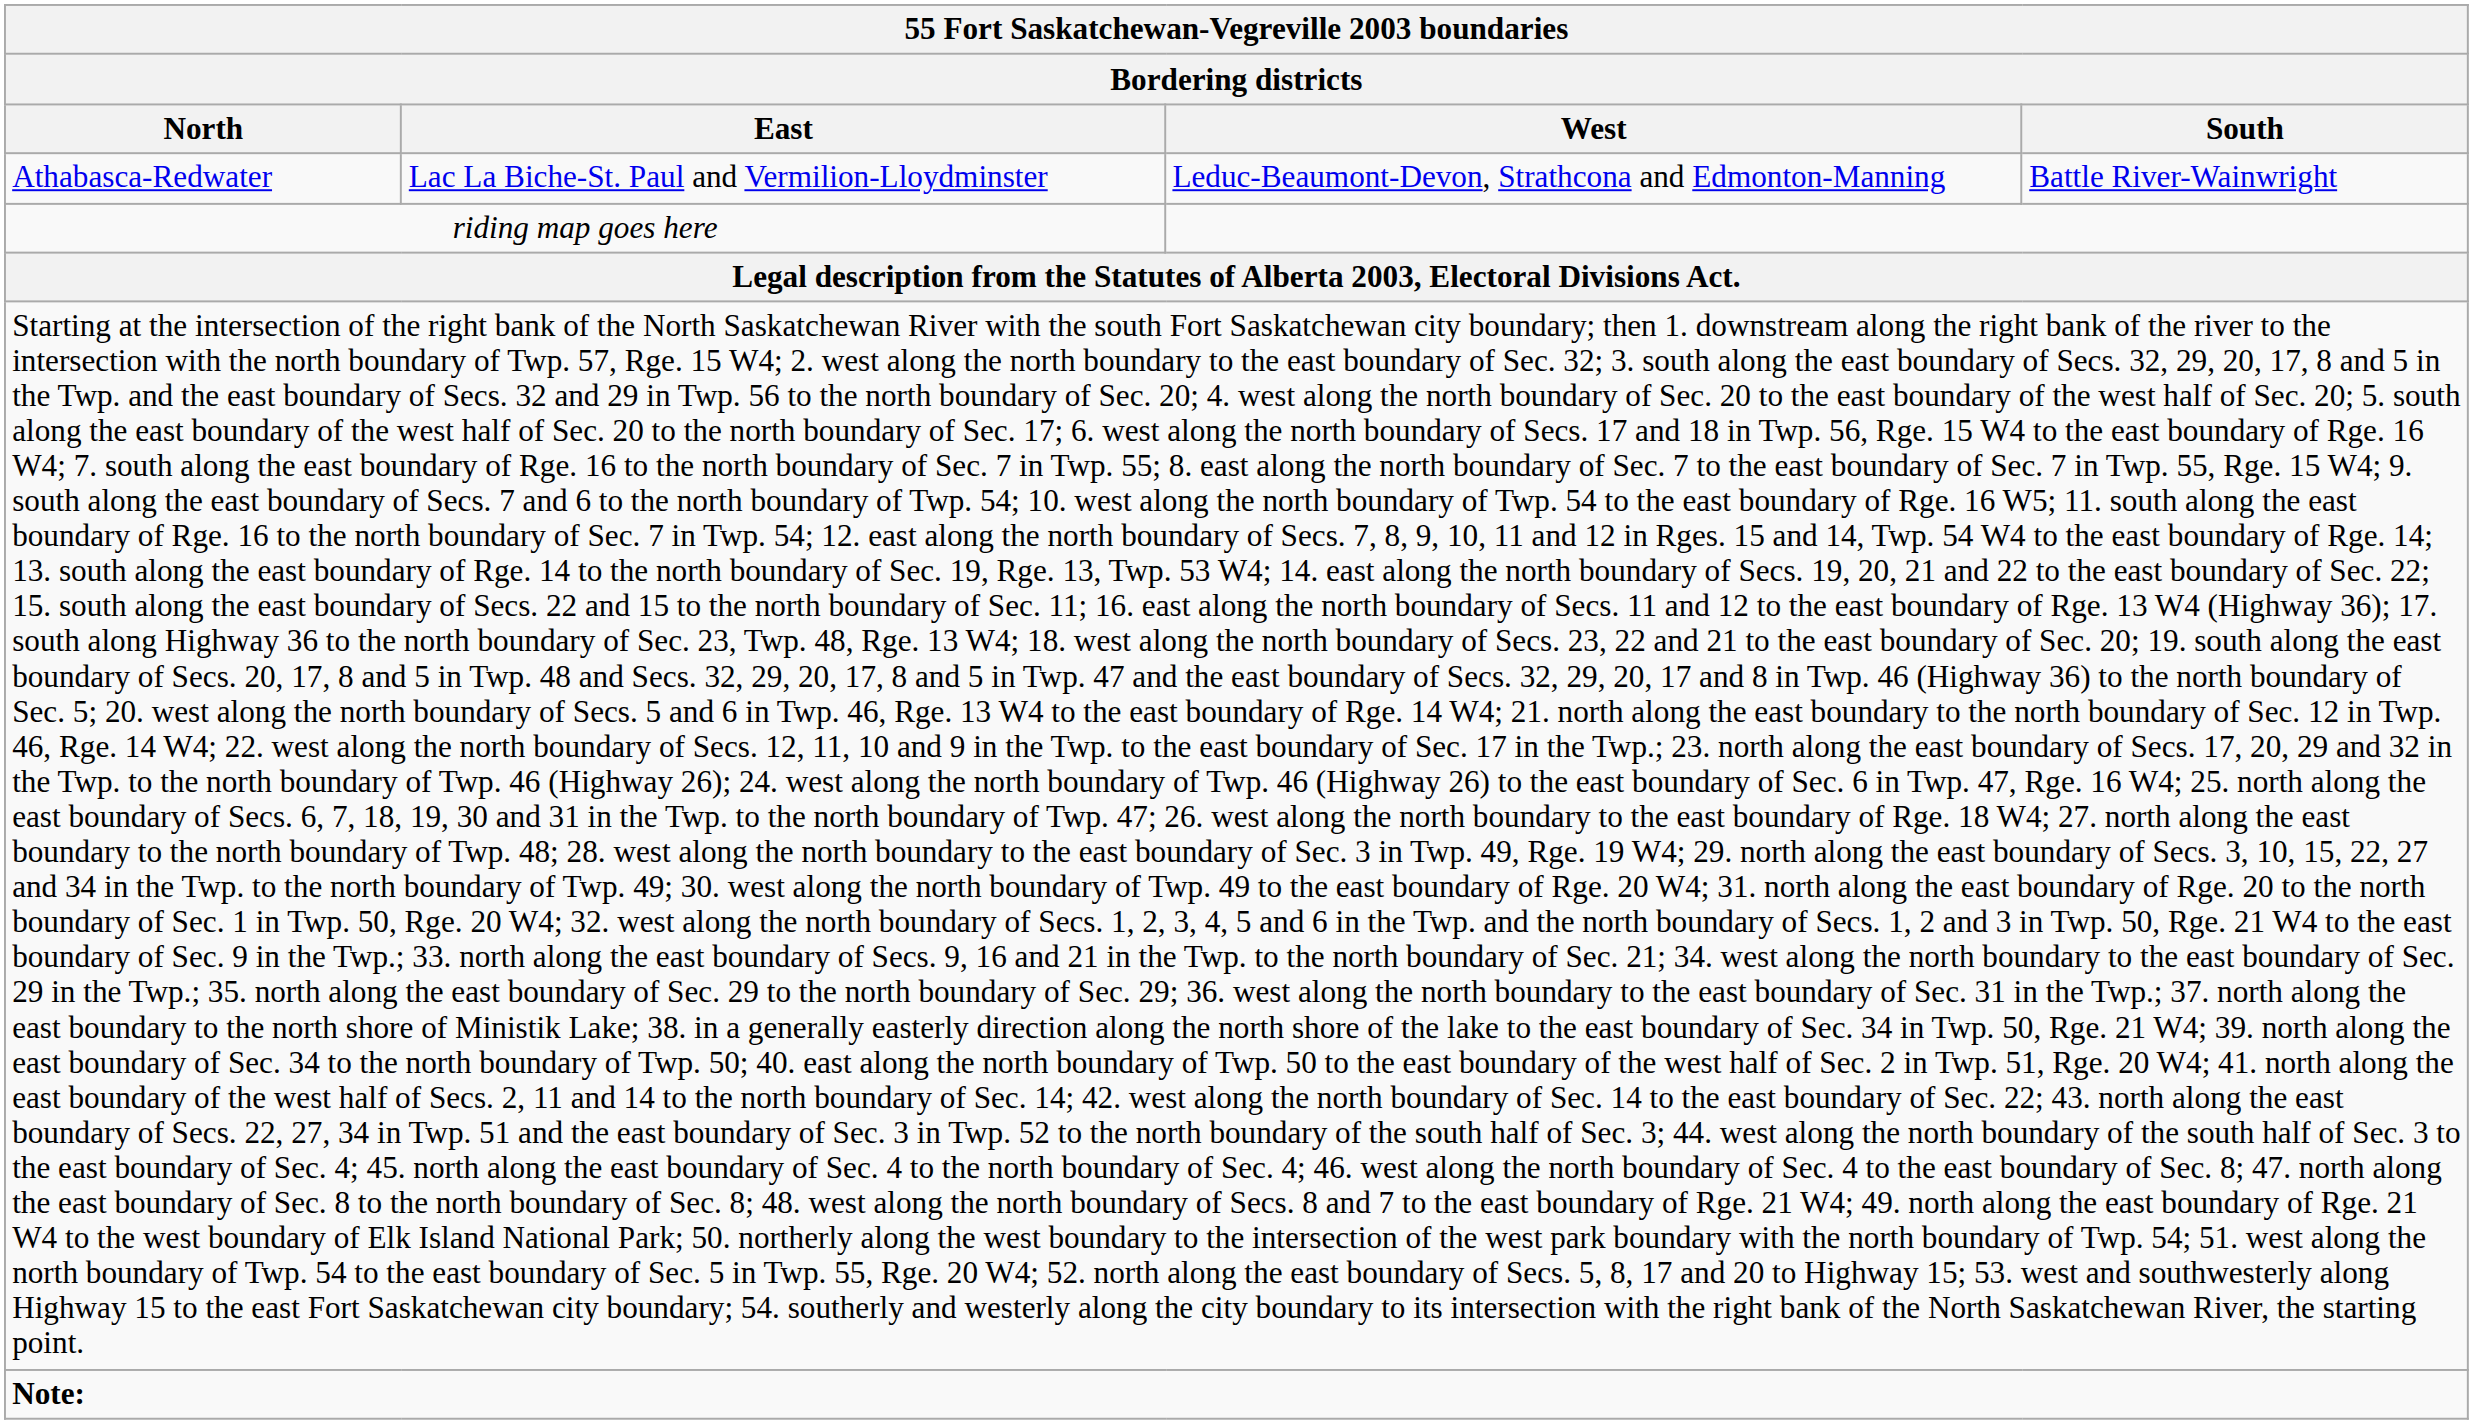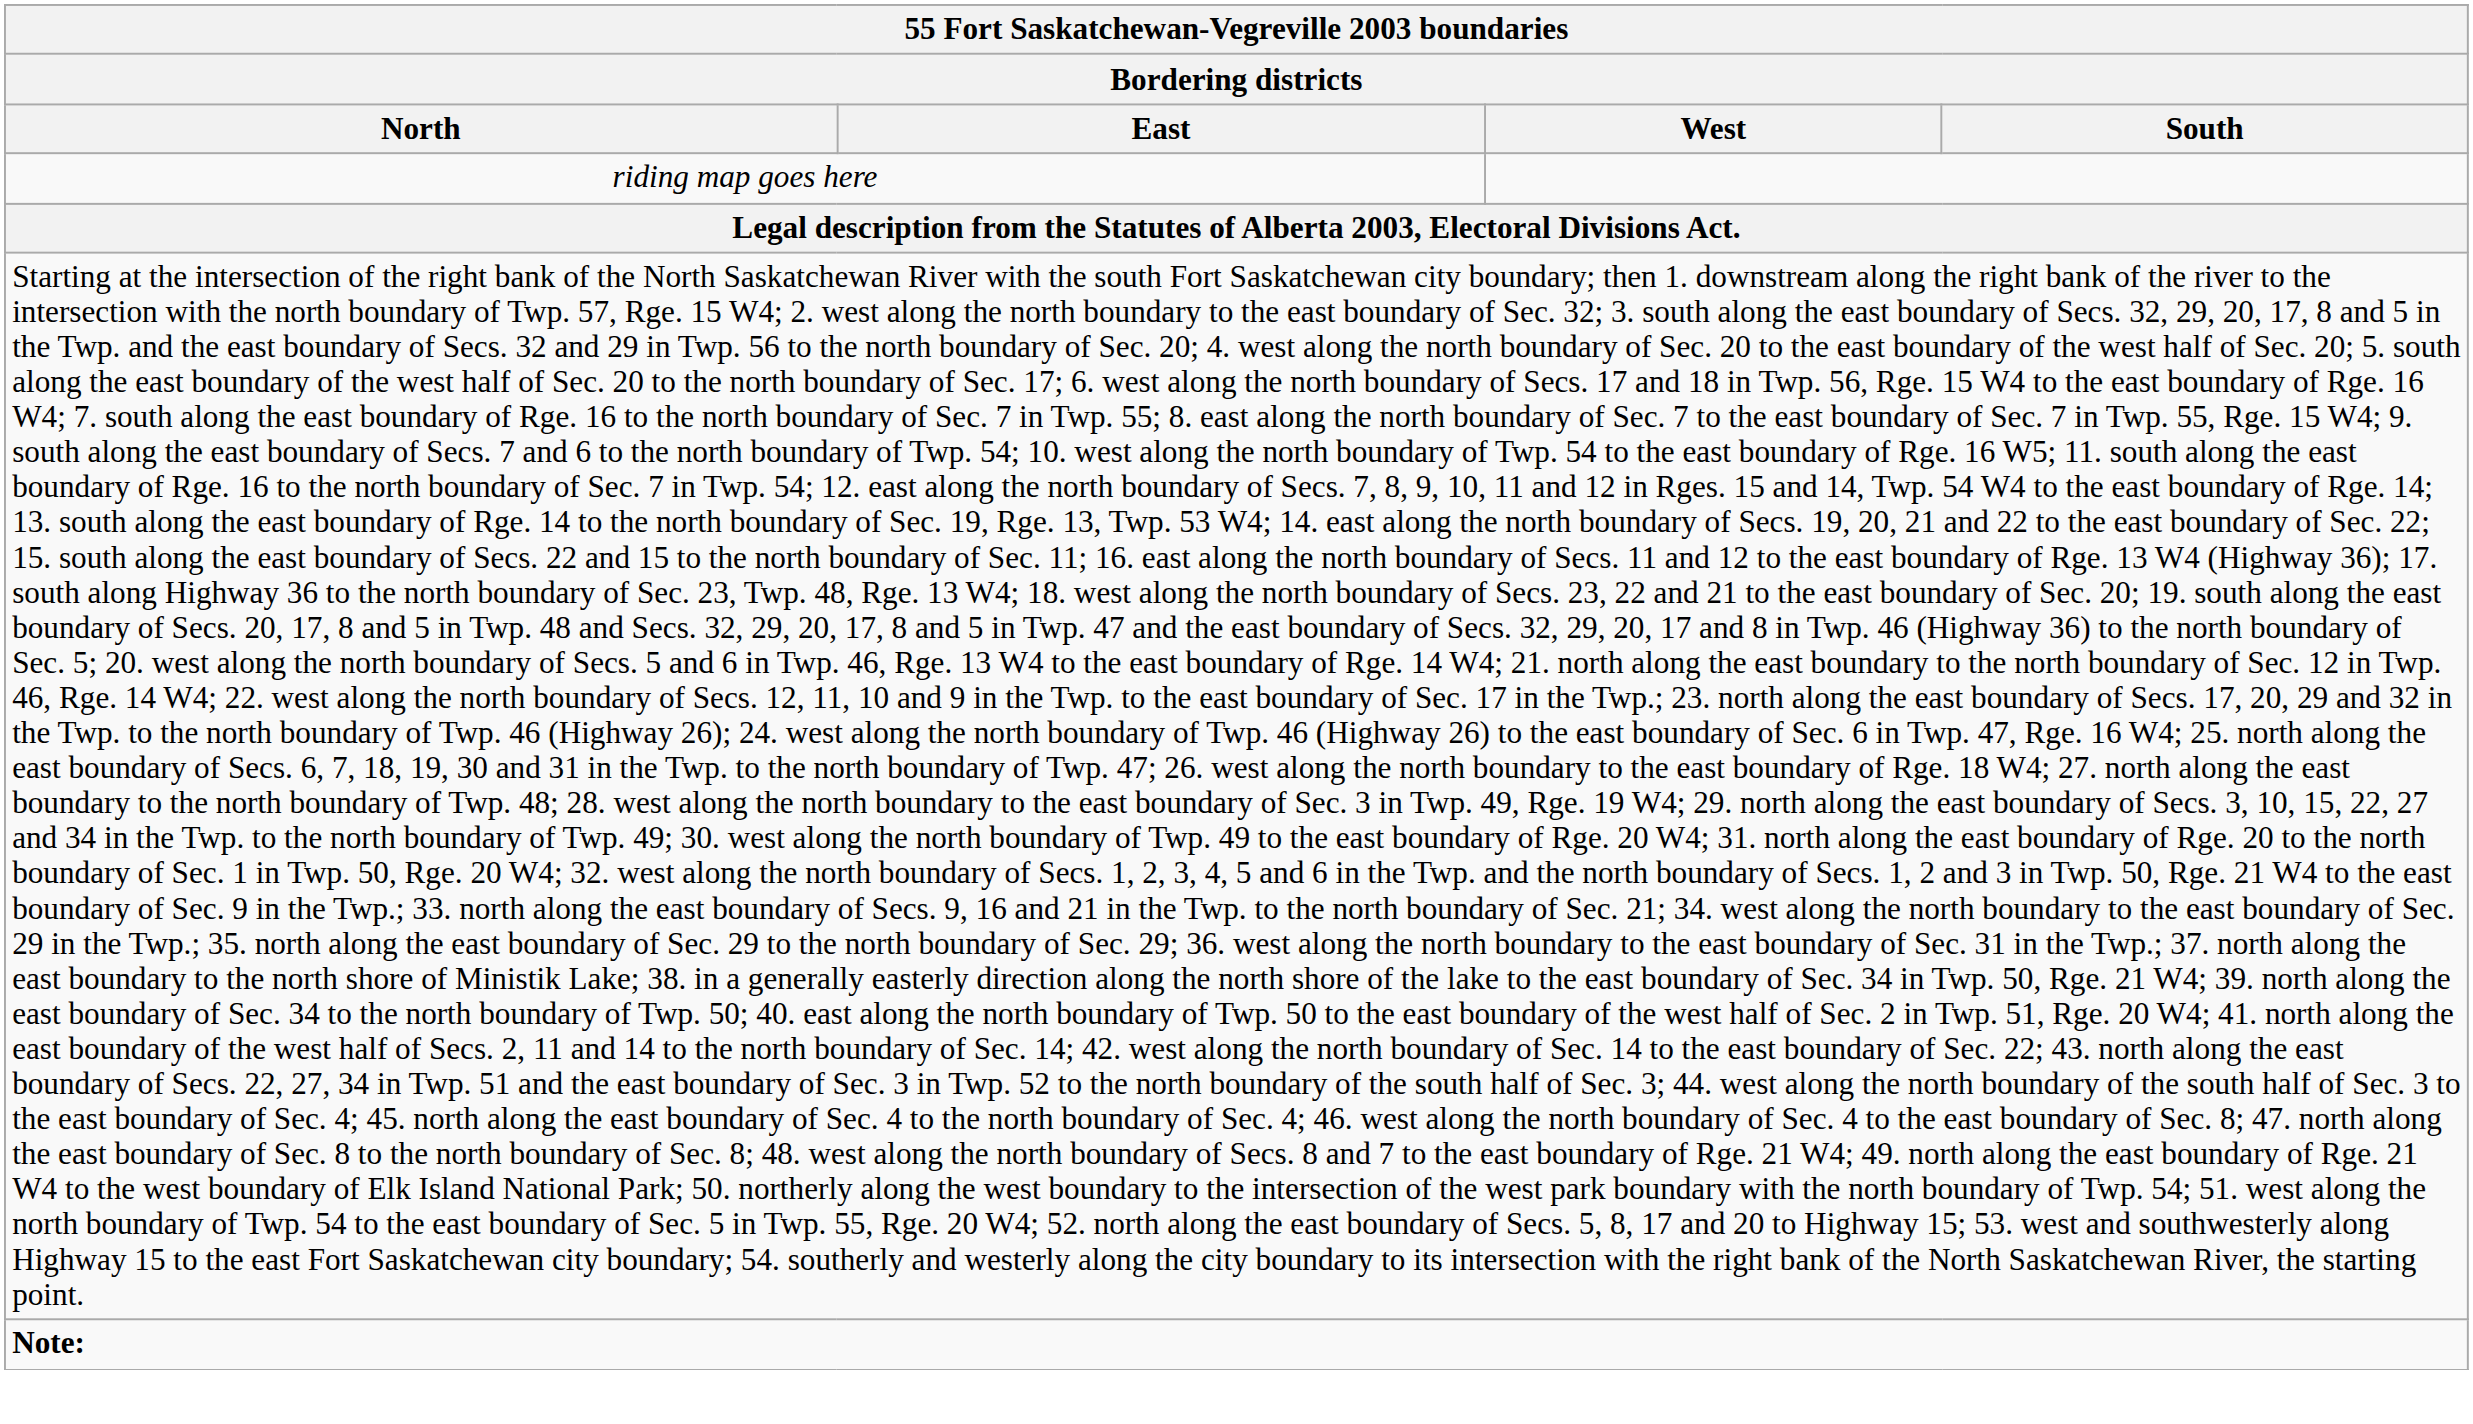- row: (142, 177)
